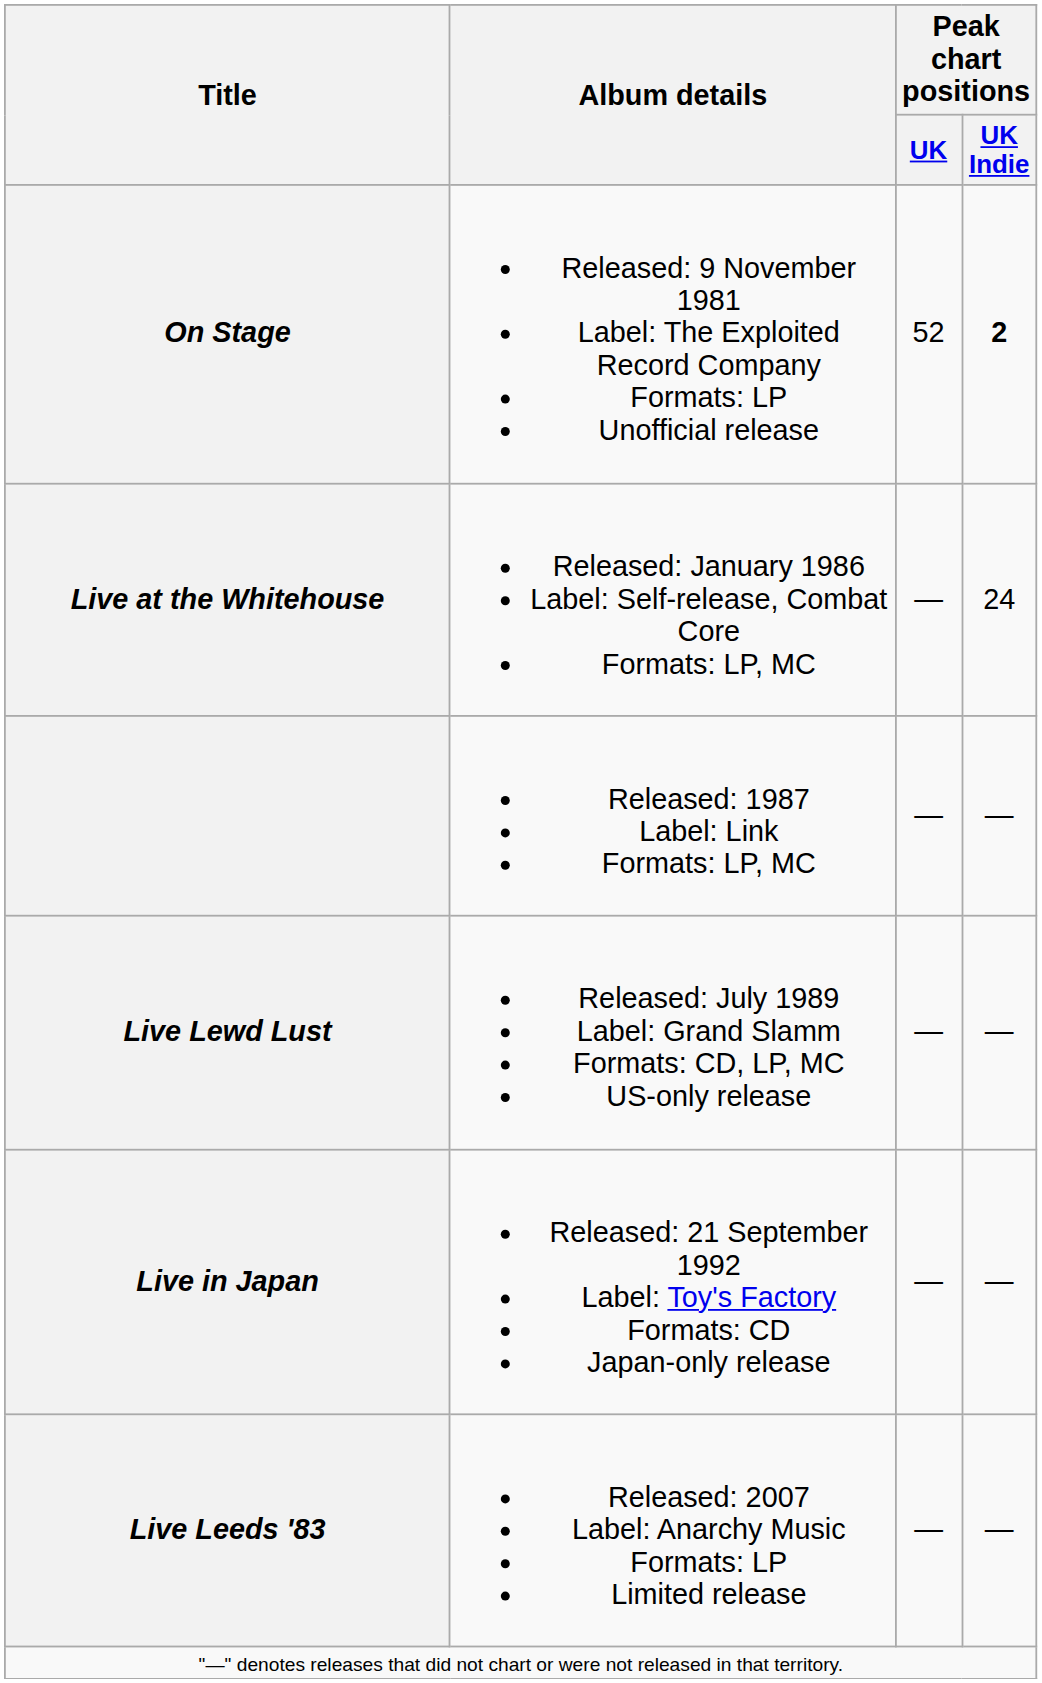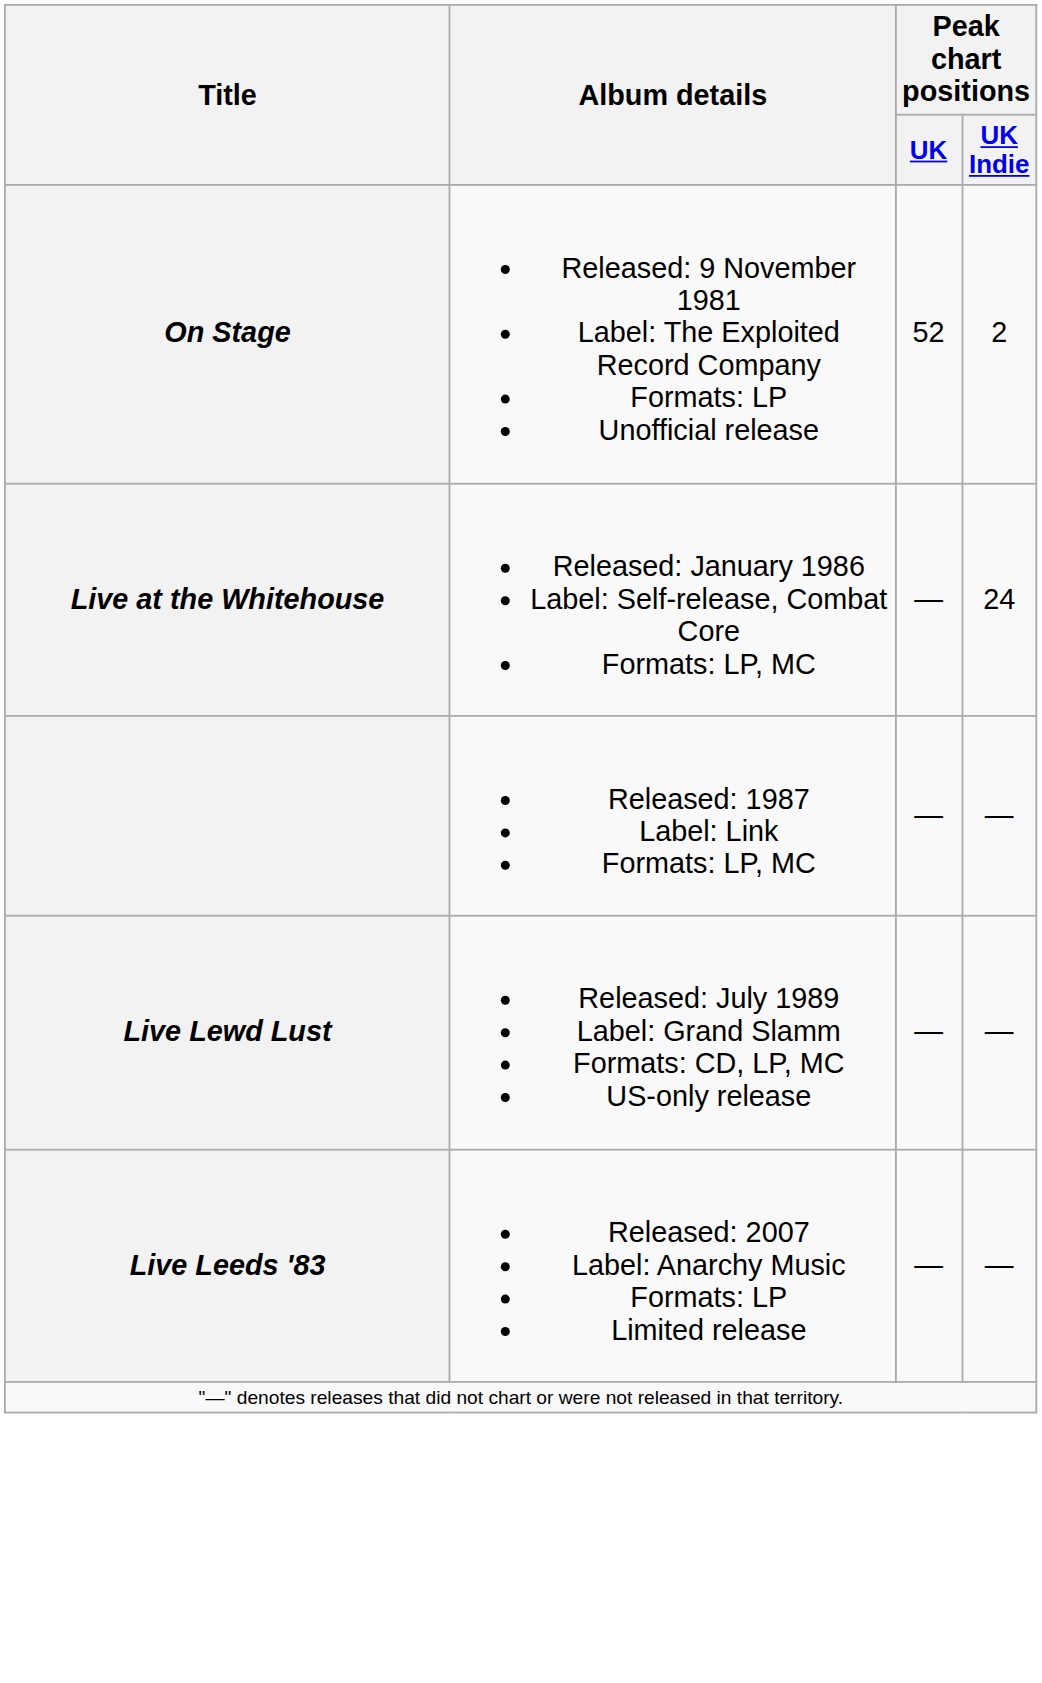(999, 333) bold -> (999, 333) normal
- row: (228, 1281)
